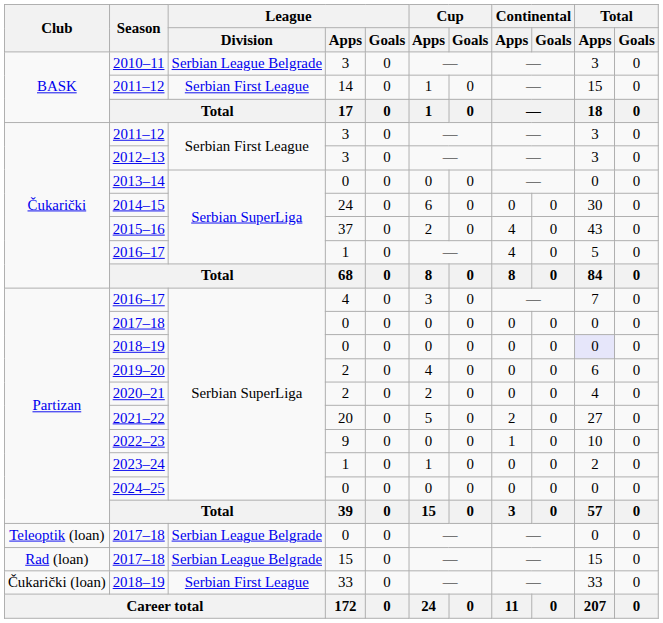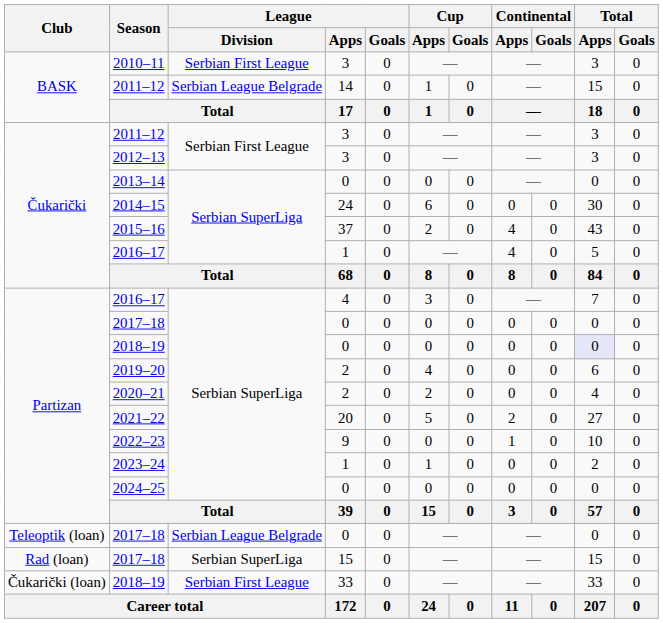(247, 63) Serbian League Belgrade -> (247, 63) Serbian First League
(247, 87) Serbian First League -> (247, 87) Serbian League Belgrade
(247, 559) Serbian League Belgrade -> (247, 559) Serbian SuperLiga
